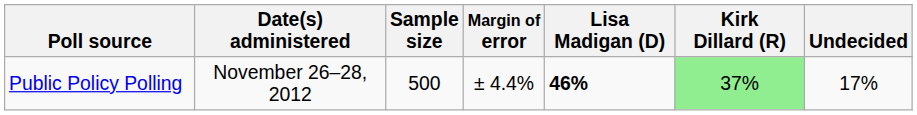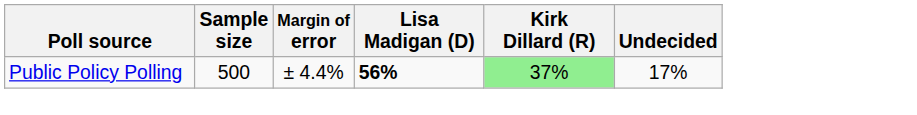- column: (290, 30)
(569, 83) 46% -> (378, 72) 56%
